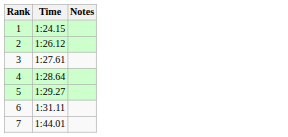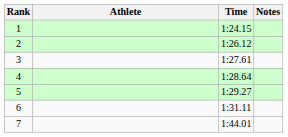+ column: (126, 12)
